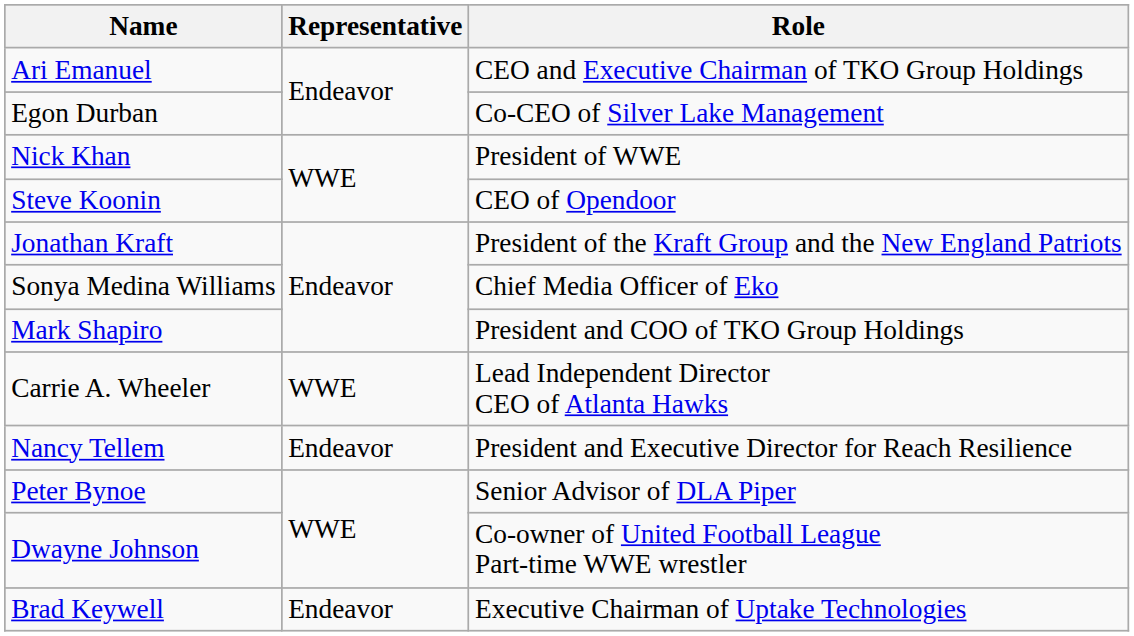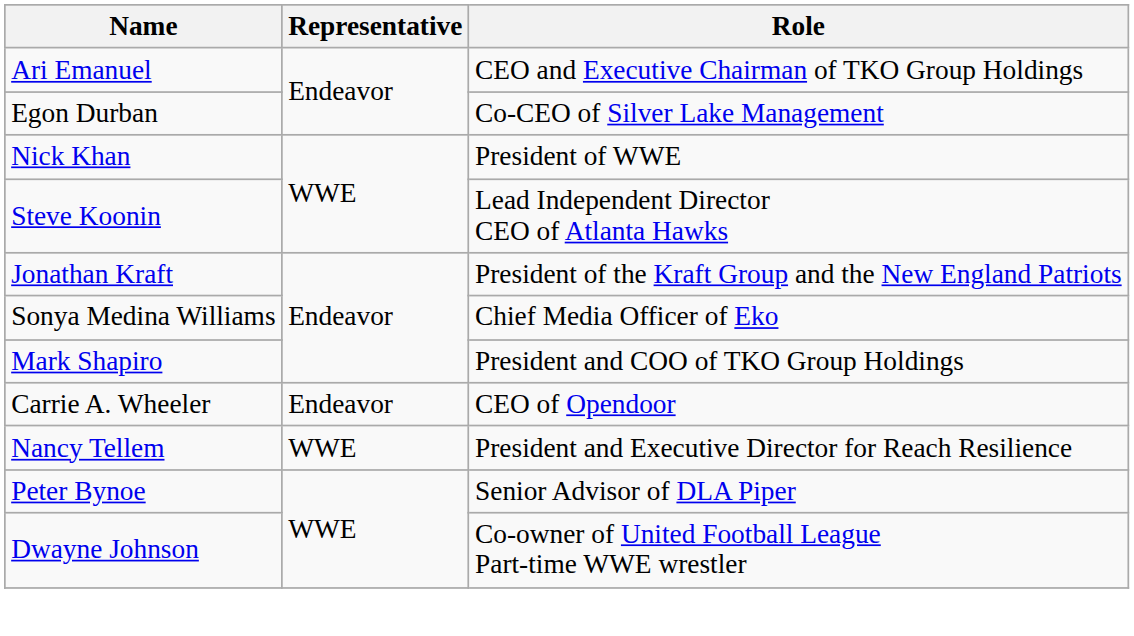(575, 199) CEO of Opendoor -> (622, 215) Lead Independent Director CEO of Atlanta Hawks
(322, 388) WWE -> (341, 404) Endeavor
(622, 388) Lead Independent Director CEO of Atlanta Hawks -> (575, 404) CEO of Opendoor
(341, 447) Endeavor -> (322, 447) WWE
- row: (88, 608)
